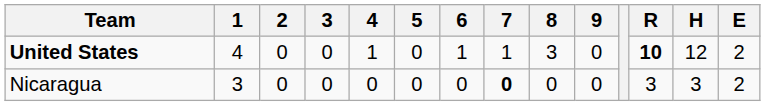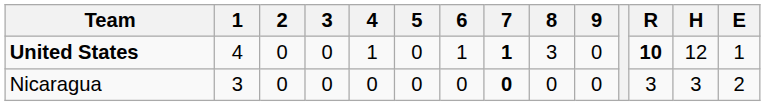(507, 52) normal -> (507, 52) bold
(739, 52) 2 -> (739, 52) 1
